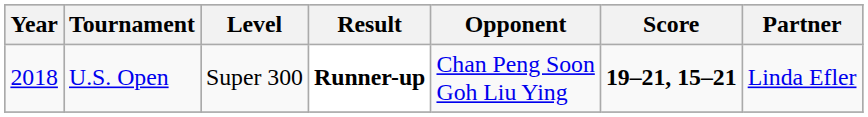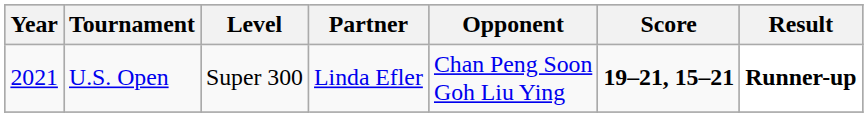columns swapped: (802, 24) <-> (370, 24)
(34, 77) 2018 -> (34, 77) 2021
